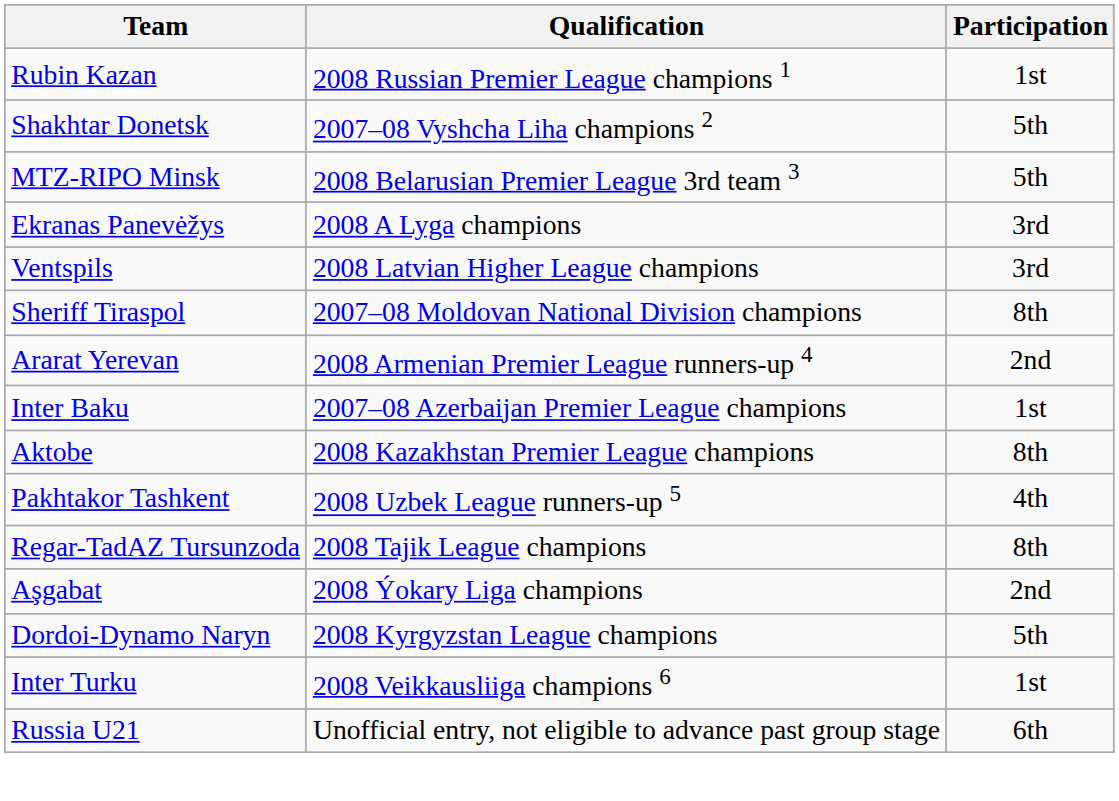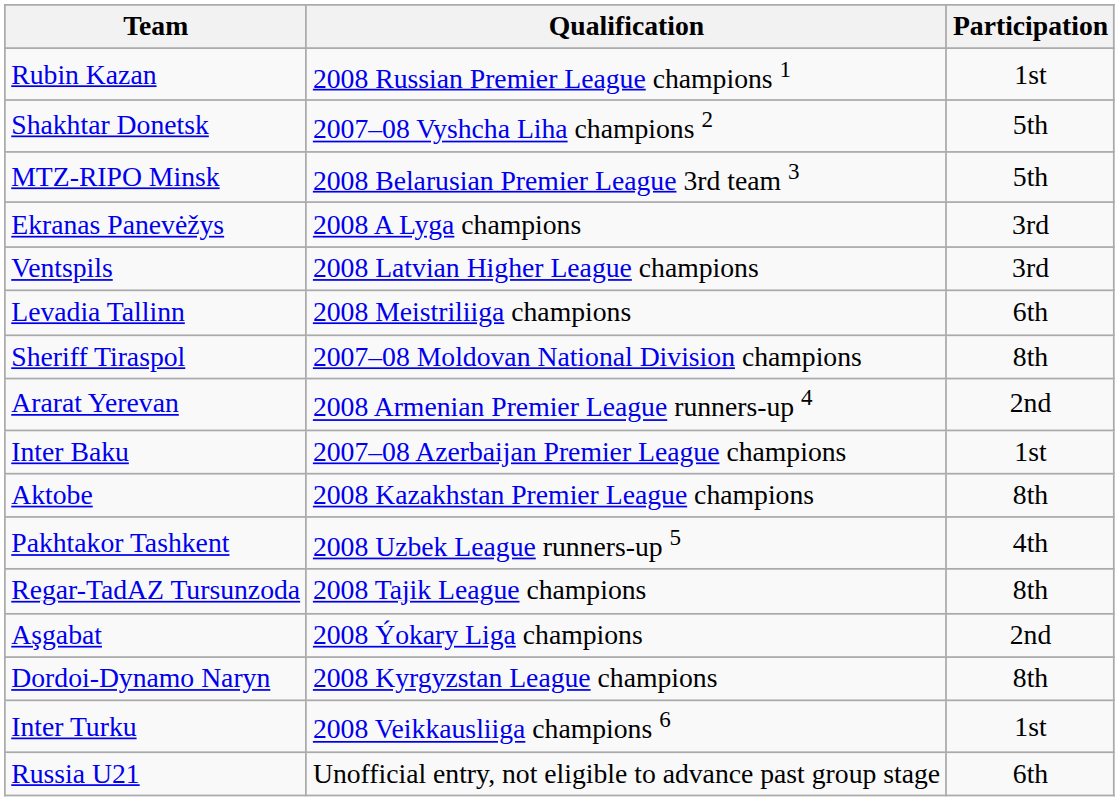+ row: (98, 312)
(1031, 634) 5th -> (1031, 678) 8th
